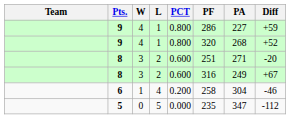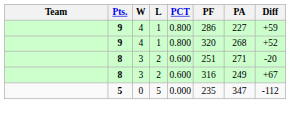- row: (120, 91)
